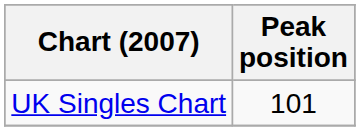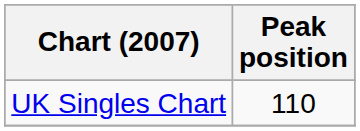(293, 102) 101 -> (293, 102) 110
